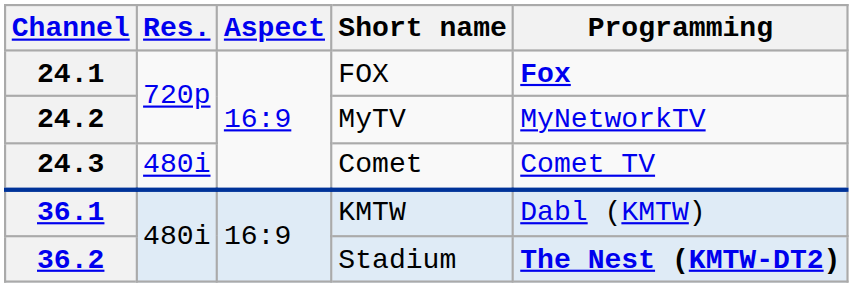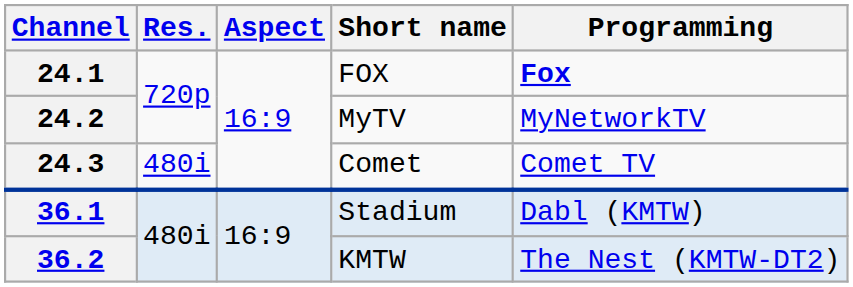(372, 213) KMTW -> (397, 213) Stadium
(397, 259) Stadium -> (372, 259) KMTW
(680, 259) bold -> (680, 259) normal
